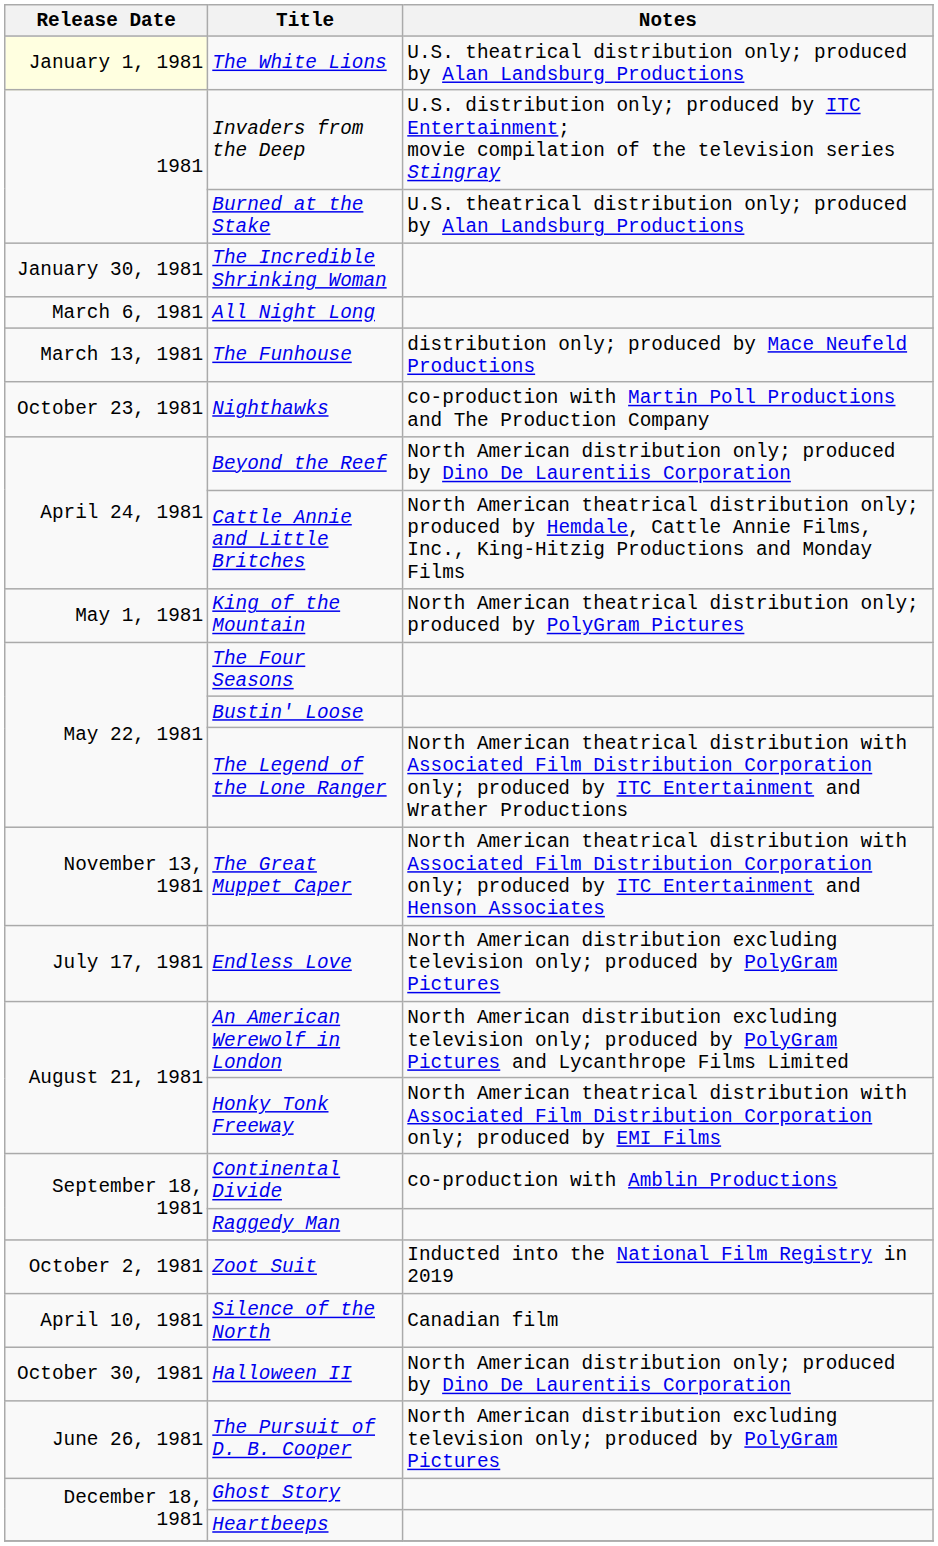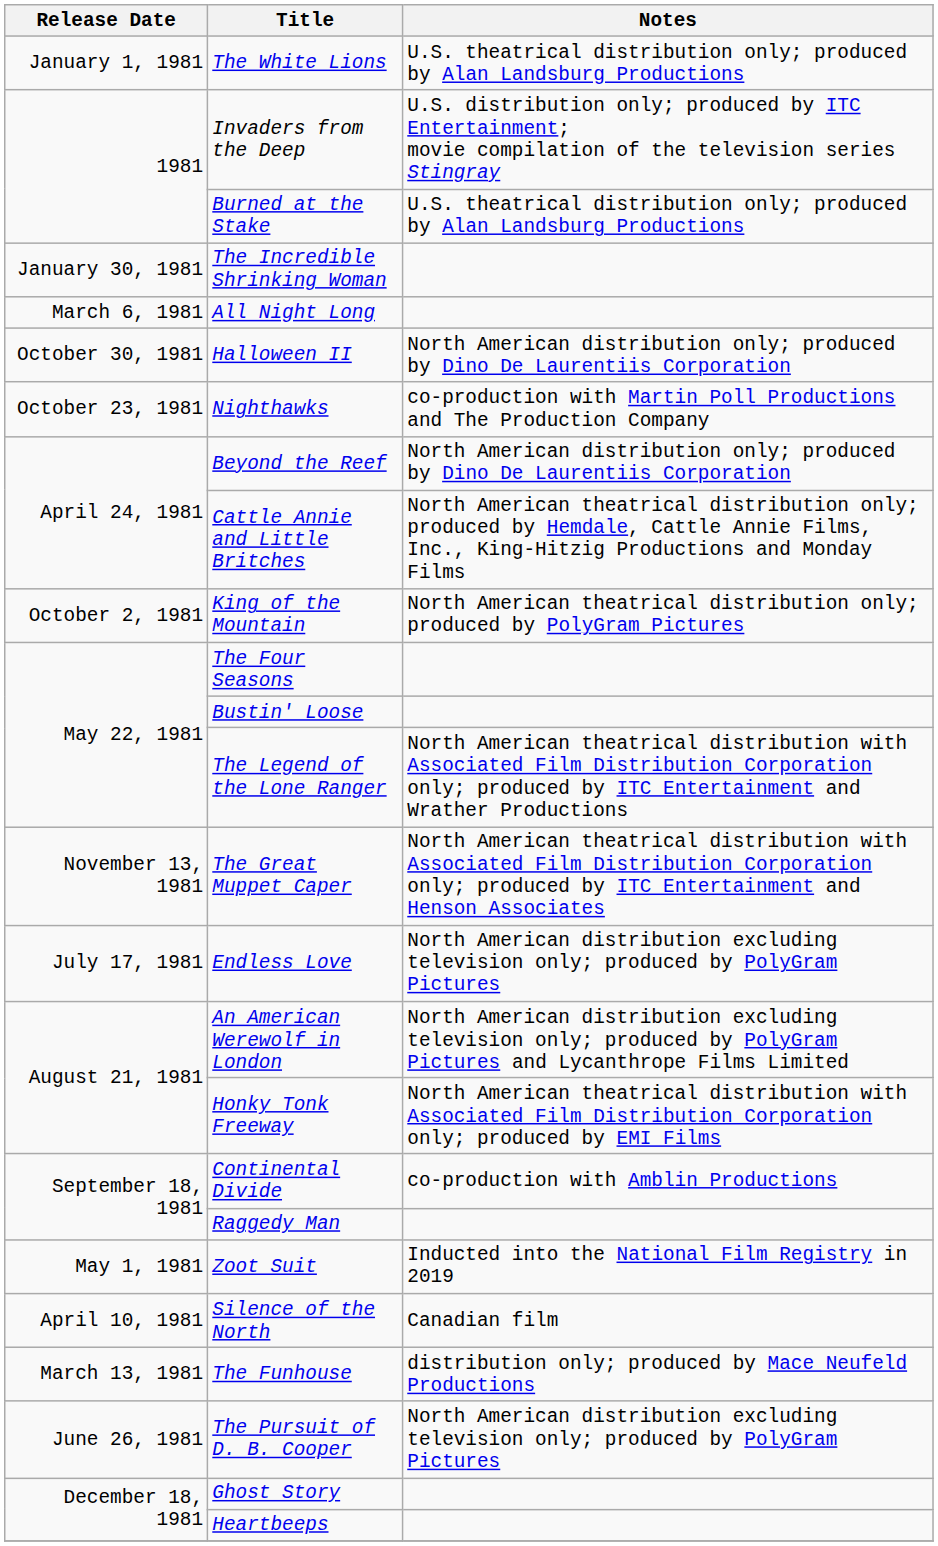(116, 63) lightyellow background -> (116, 63) no background
rows swapped: (282, 355) <-> (282, 1374)
(139, 616) May 1, 1981 -> (116, 616) October 2, 1981
(116, 1267) October 2, 1981 -> (139, 1267) May 1, 1981
